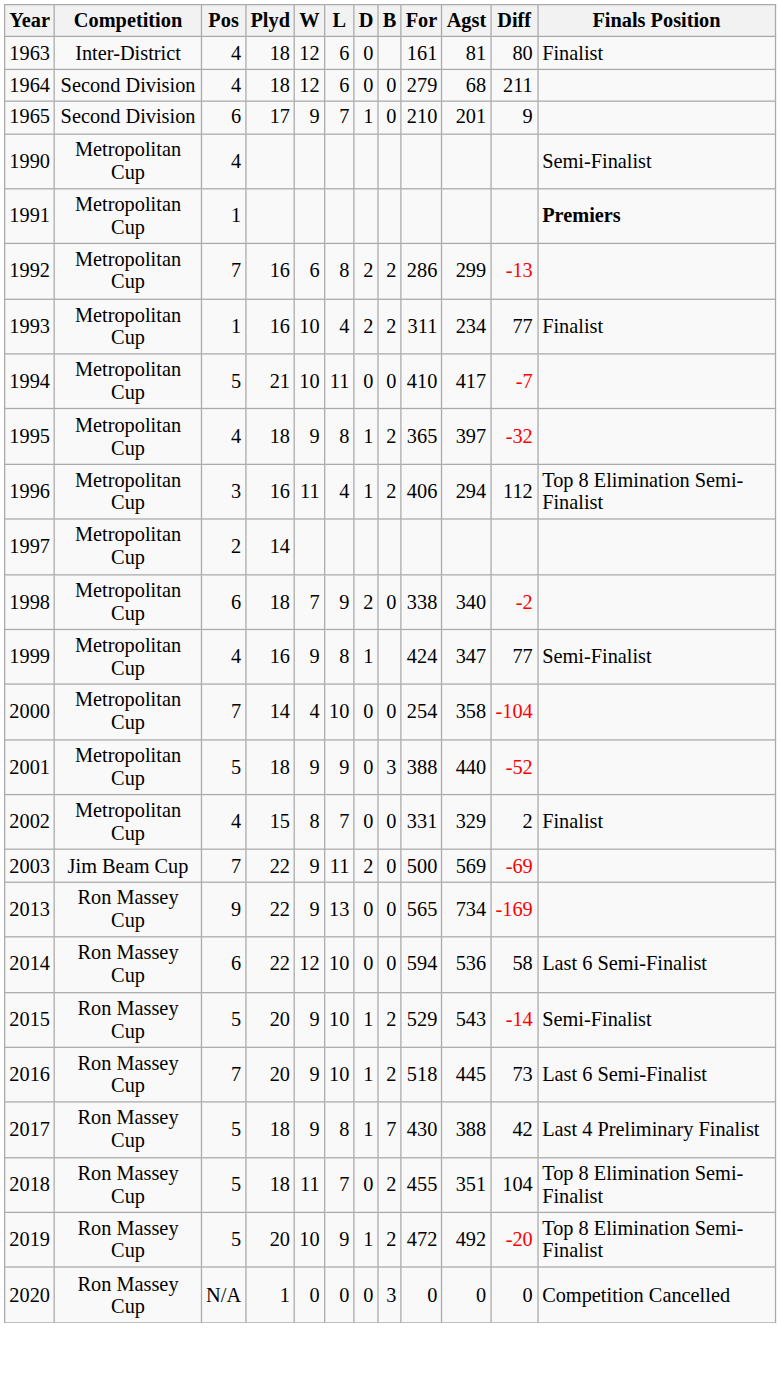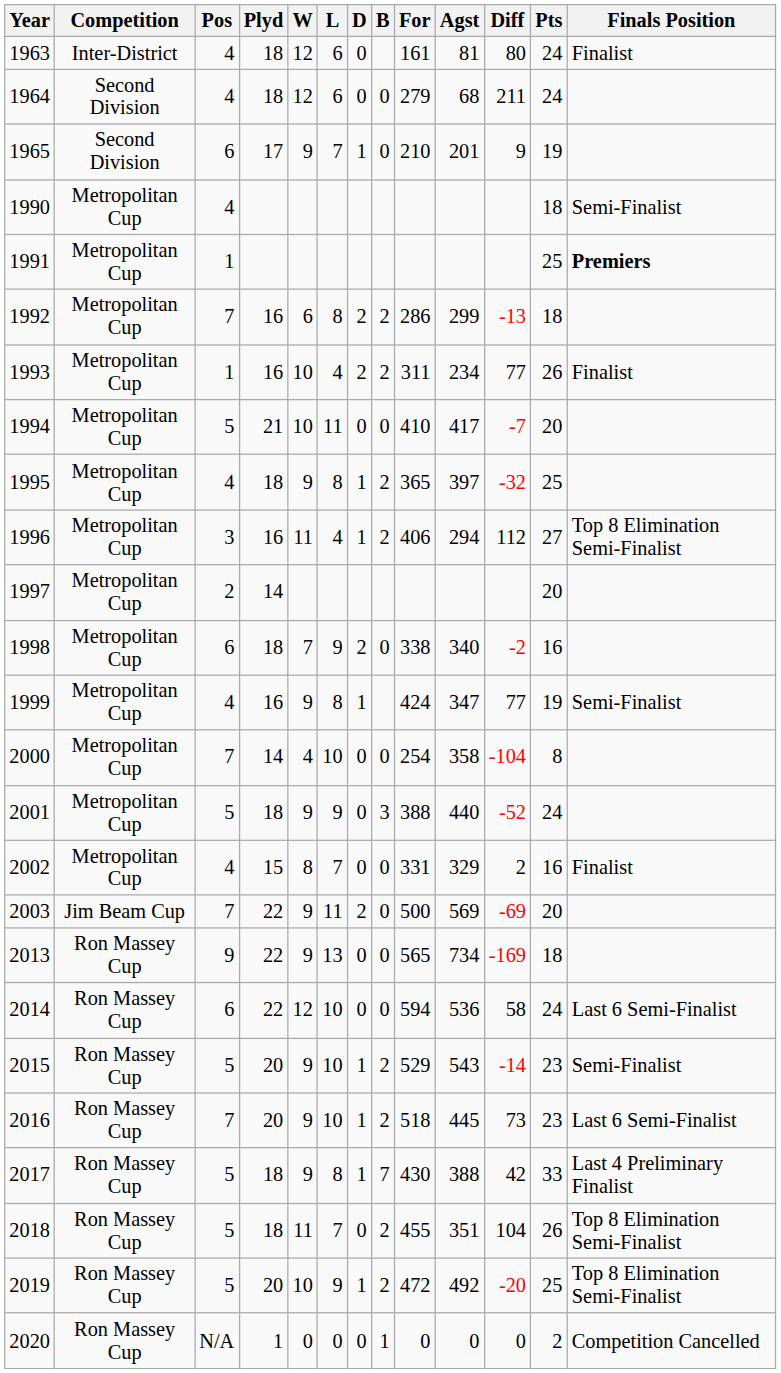+ column: (549, 20)
(391, 1294) 3 -> (384, 1340) 1
